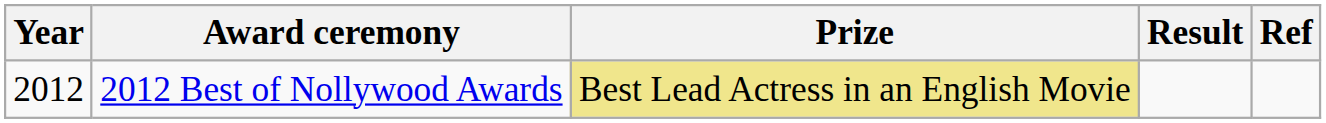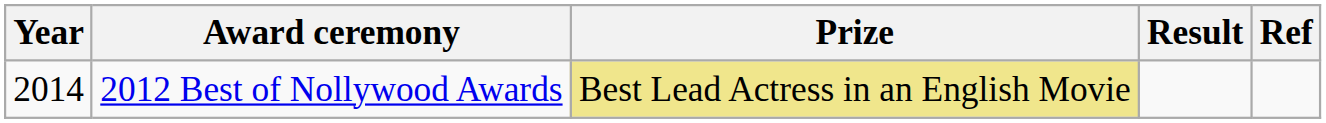(49, 88) 2012 -> (49, 88) 2014
